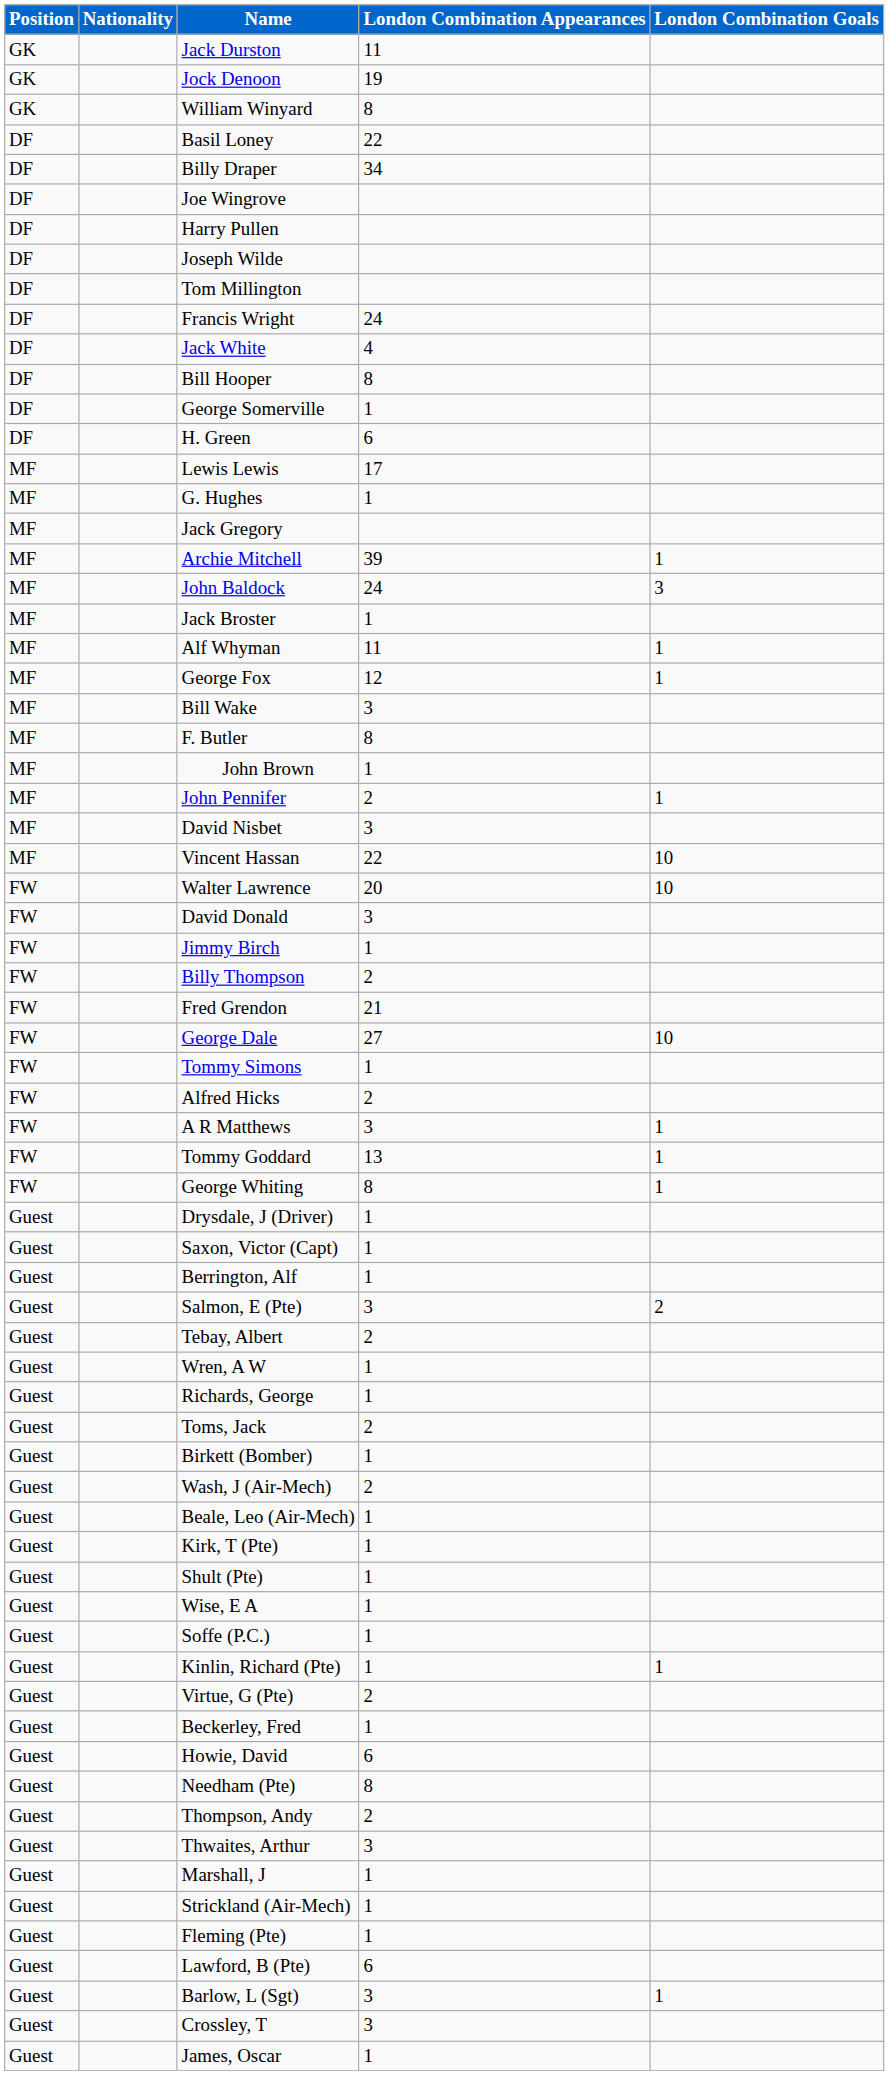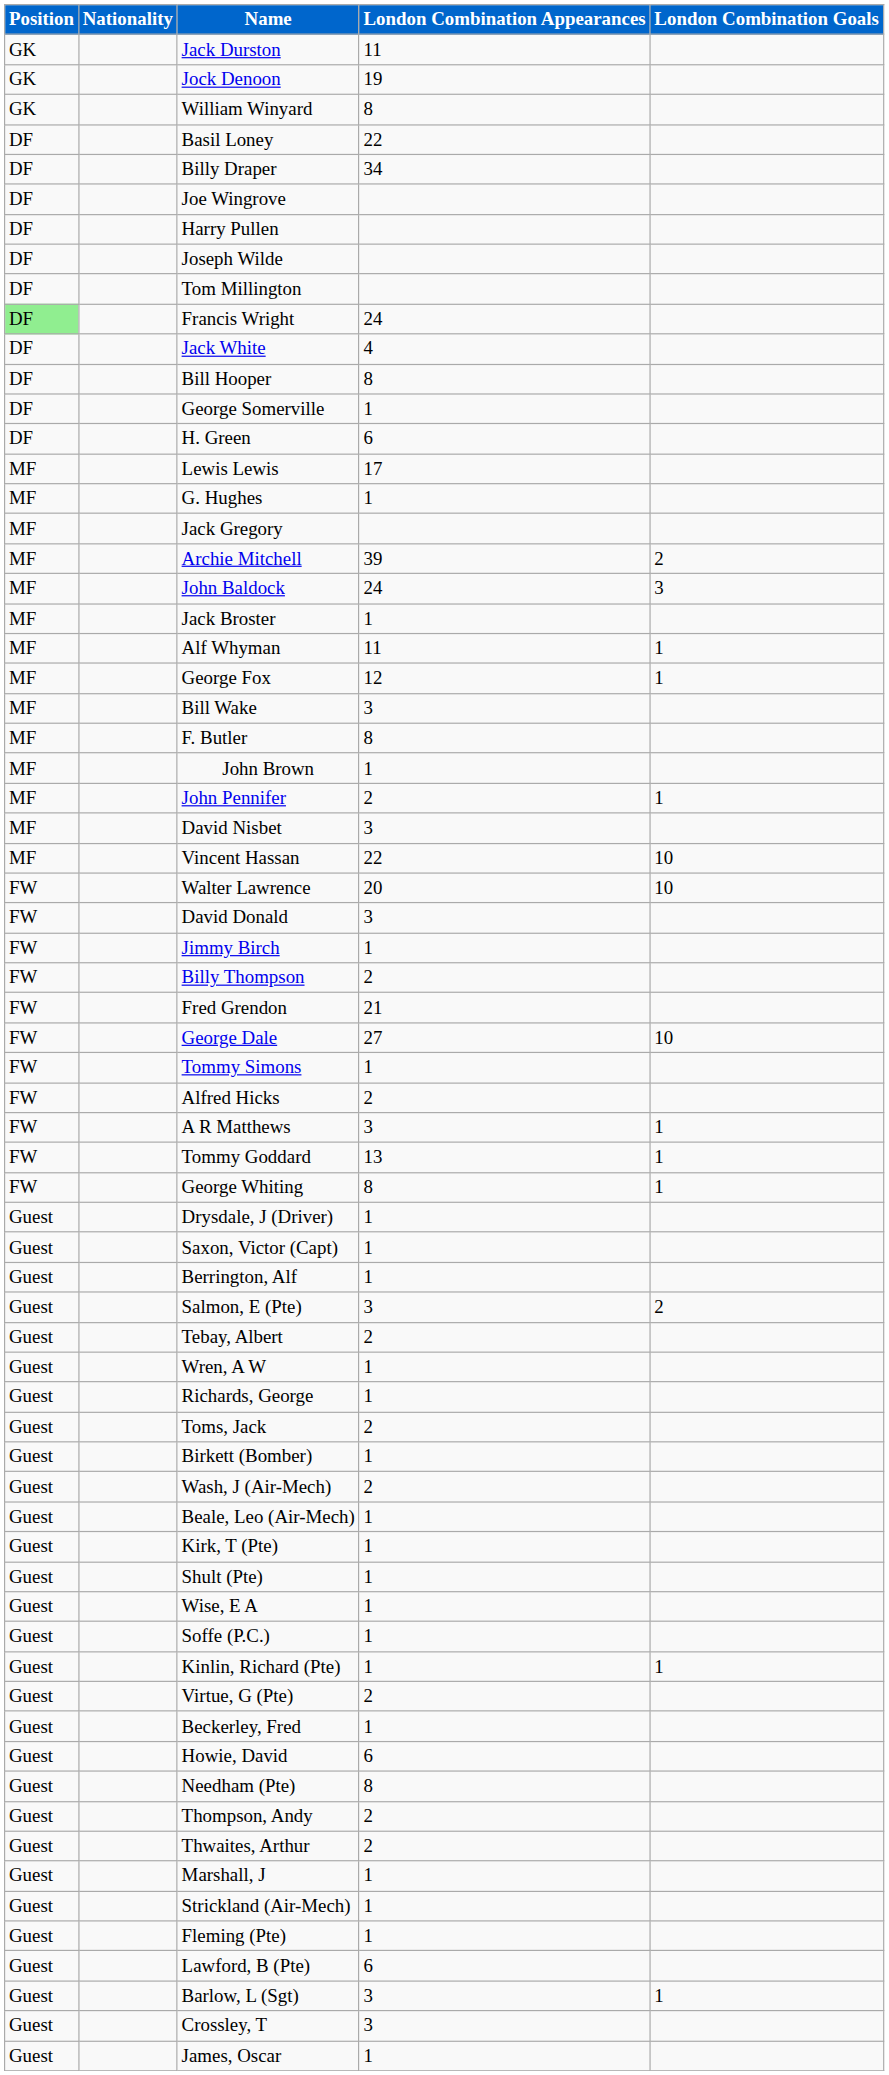(21, 318) no background -> (21, 318) lightgreen background
(659, 558) 1 -> (659, 558) 2
(368, 1845) 3 -> (368, 1845) 2
